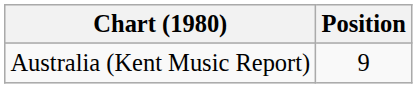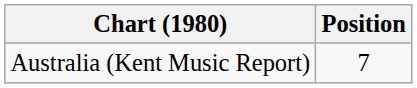(364, 62) 9 -> (364, 62) 7
